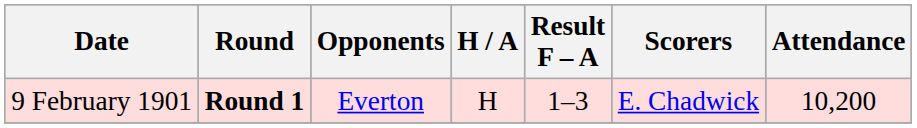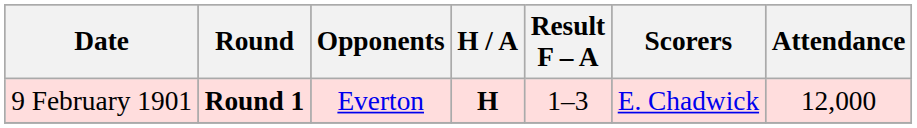(488, 100) normal -> (488, 100) bold
(839, 100) 10,200 -> (839, 100) 12,000
